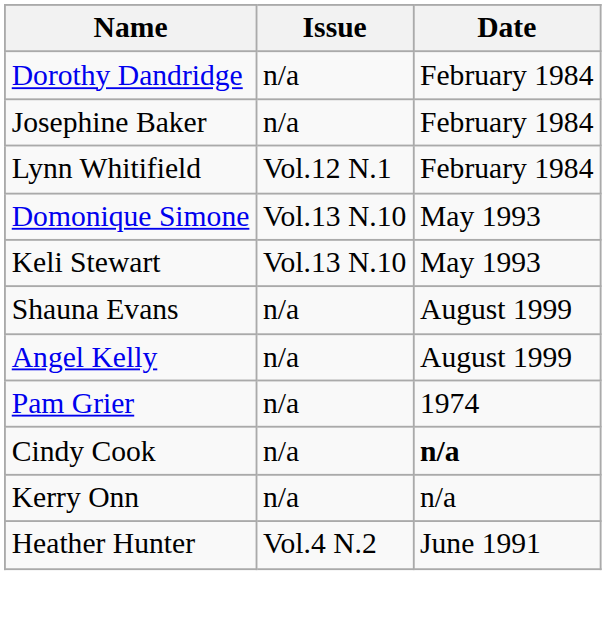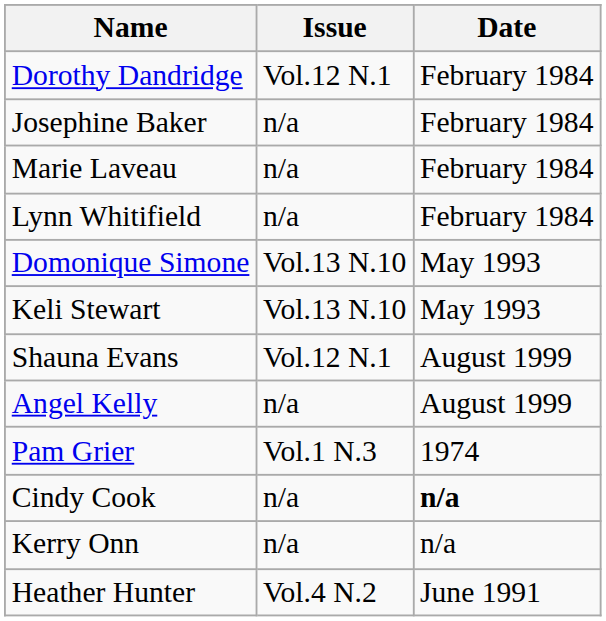(281, 74) n/a -> (327, 74) Vol.12 N.1
+ row: (94, 168)
(327, 168) Vol.12 N.1 -> (281, 215) n/a
(281, 309) n/a -> (327, 356) Vol.12 N.1
(281, 403) n/a -> (320, 450) Vol.1 N.3
